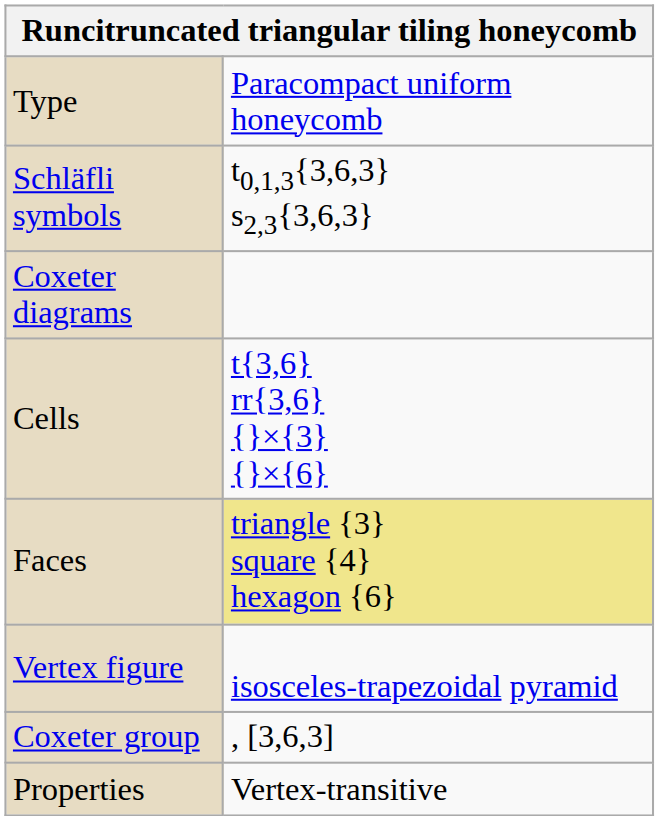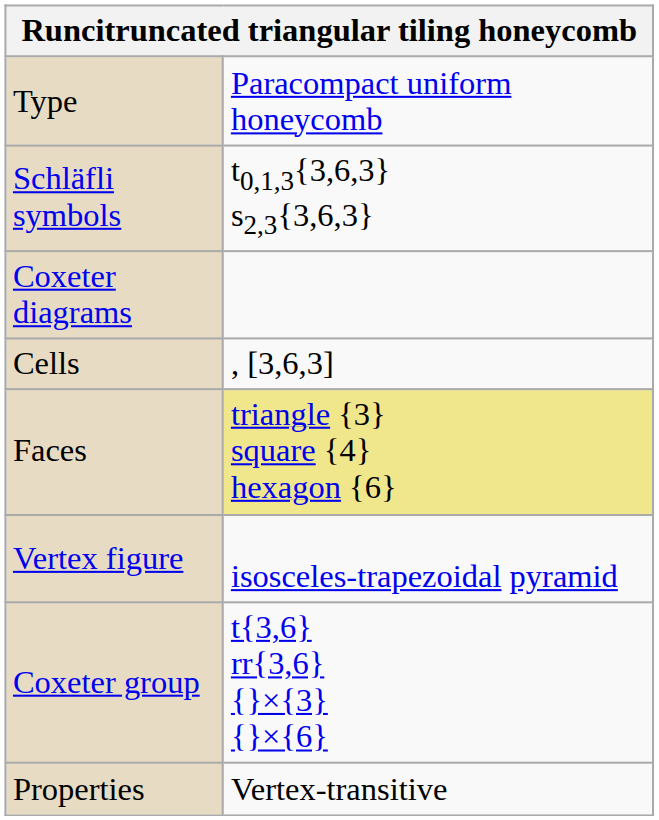(279, 418) t{3,6} rr{3,6} {}×{3} {}×{6} -> (282, 363) , [3,6,3]
(282, 737) , [3,6,3] -> (279, 682) t{3,6} rr{3,6} {}×{3} {}×{6}
